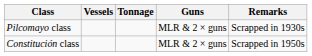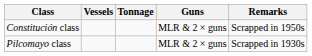rows swapped: (39, 28) <-> (43, 43)
